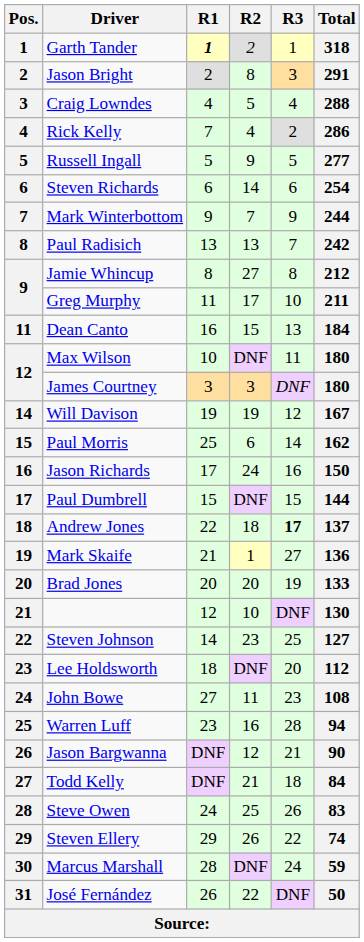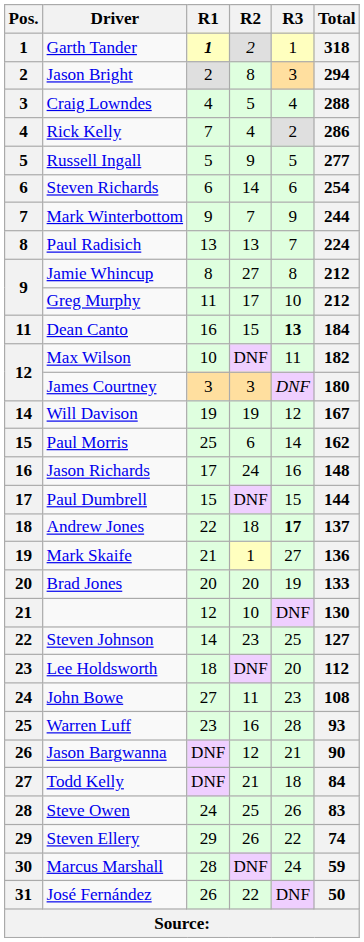(337, 75) 291 -> (337, 75) 294
(337, 245) 242 -> (337, 245) 224
(337, 301) 211 -> (337, 301) 212
(293, 329) normal -> (293, 329) bold
(337, 358) 180 -> (337, 358) 182
(337, 471) 150 -> (337, 471) 148
(337, 725) 94 -> (337, 725) 93
